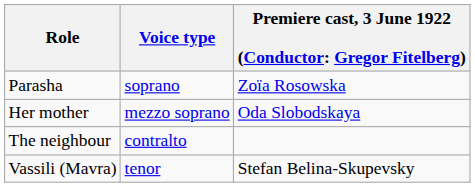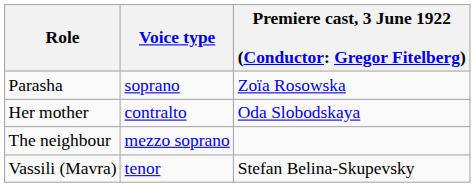(177, 112) mezzo soprano -> (156, 112) contralto
(156, 140) contralto -> (177, 140) mezzo soprano
